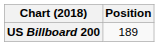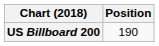(128, 32) 189 -> (128, 32) 190
